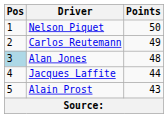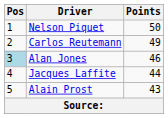(155, 59) 48 -> (155, 59) 46
